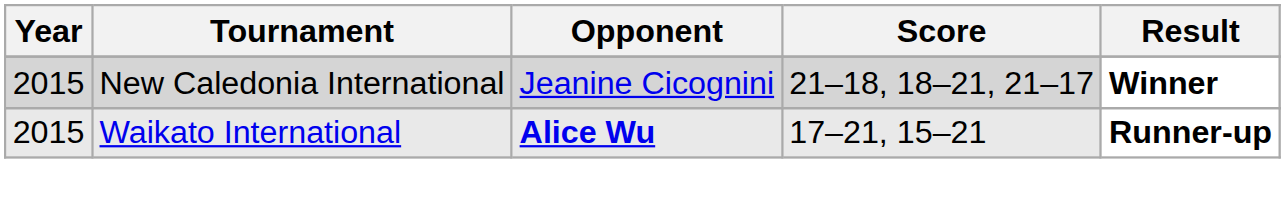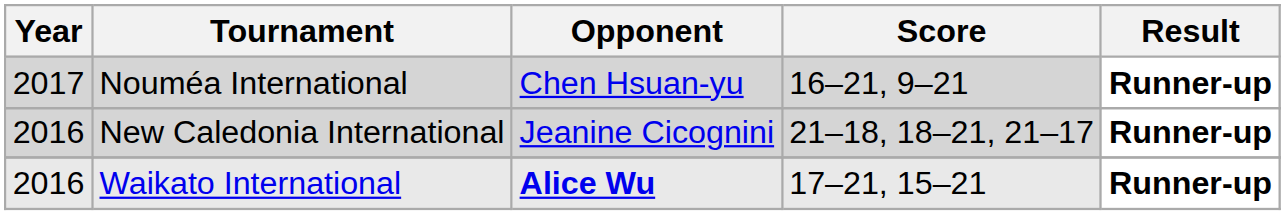+ row: (254, 82)
(49, 82) 2015 -> (49, 133) 2016
(1164, 82) Winner -> (1191, 133) Runner-up
(49, 133) 2015 -> (49, 184) 2016
